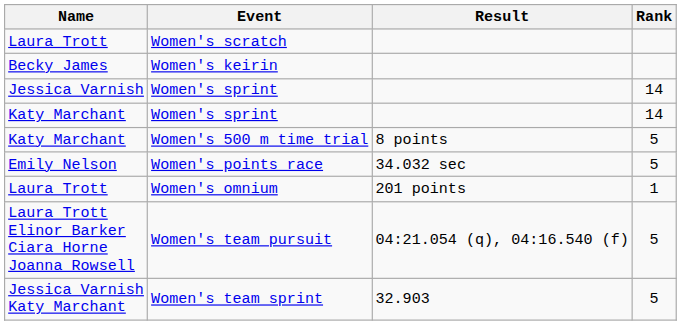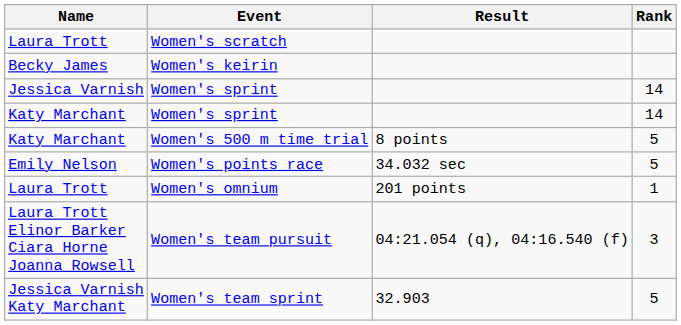(654, 240) 5 -> (654, 240) 3
